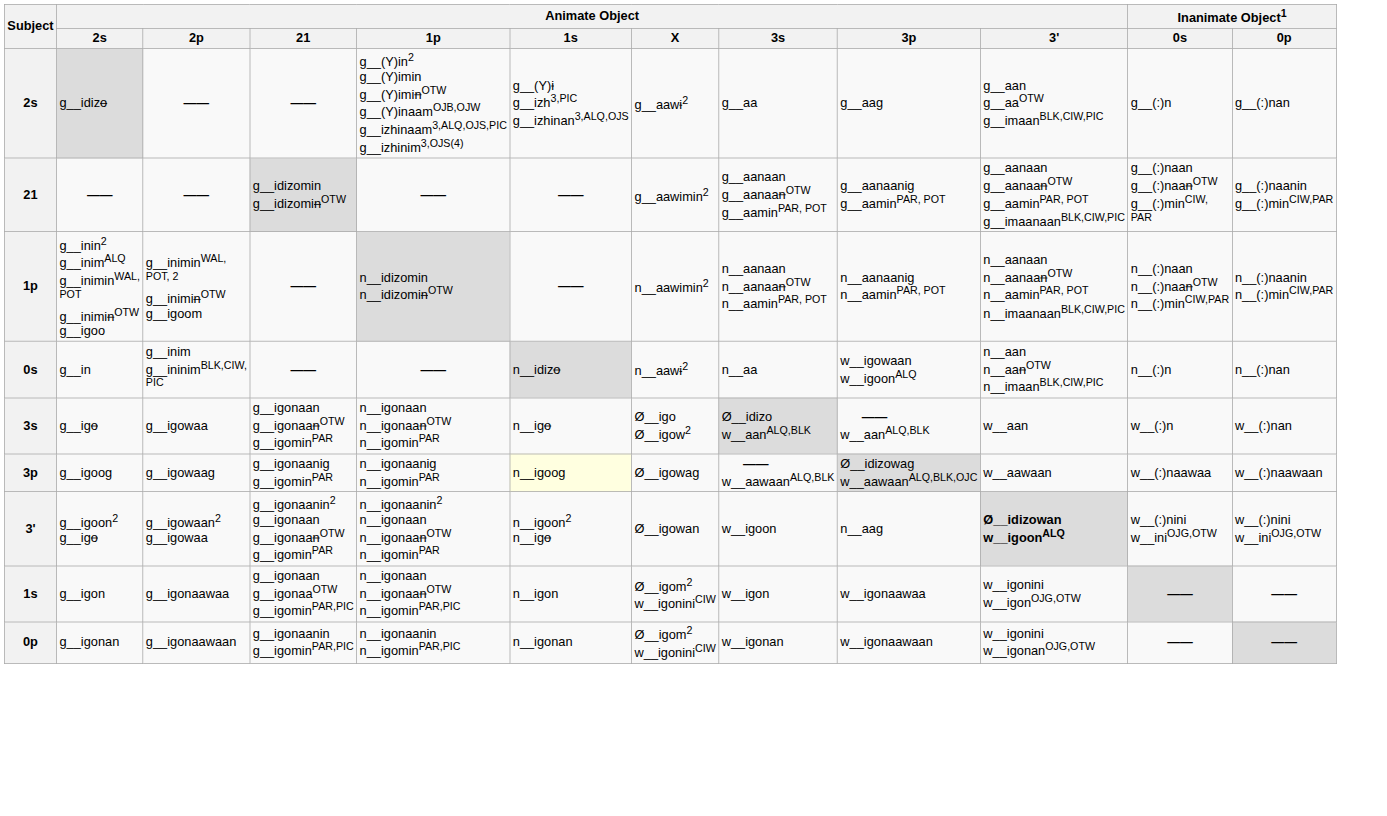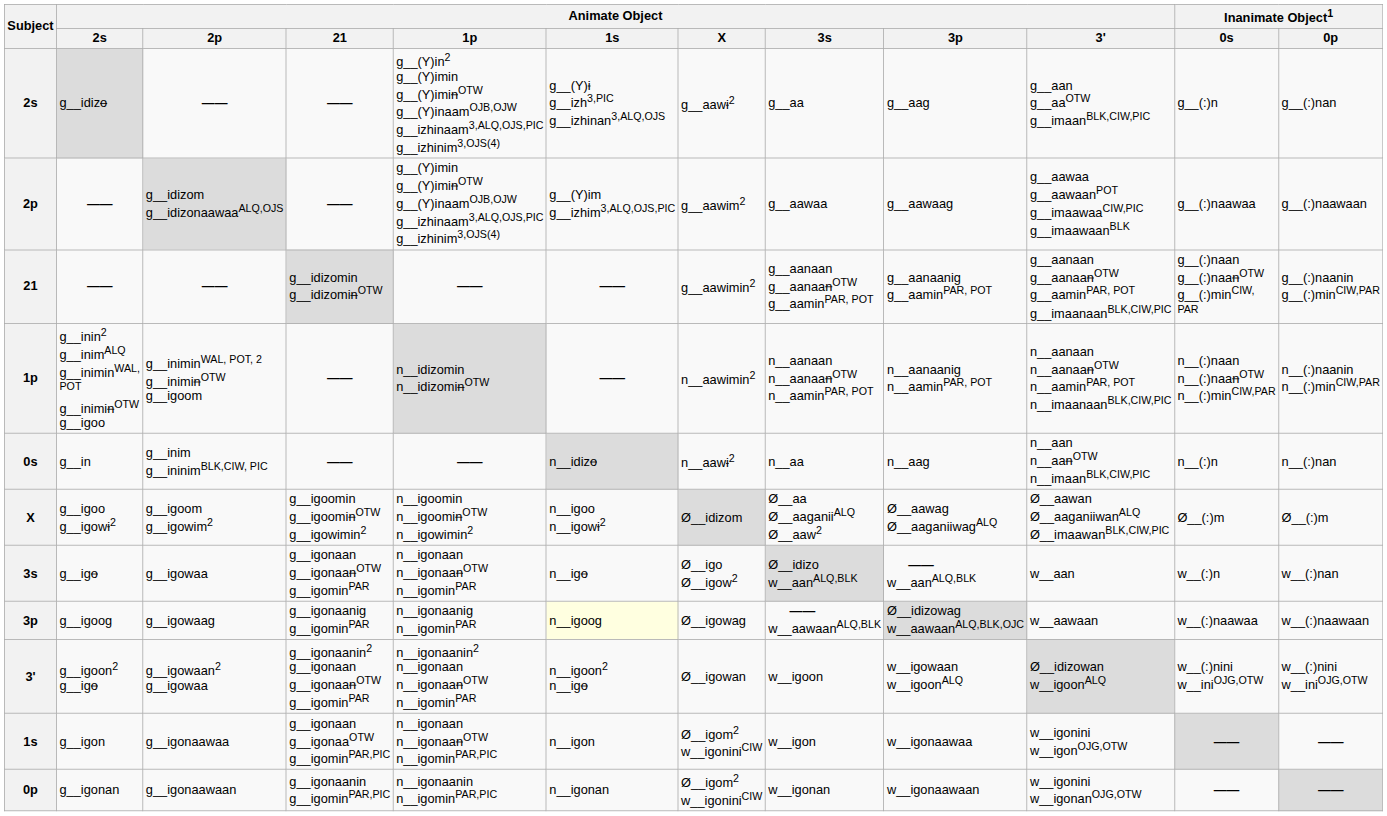+ row: (100, 204)
(878, 369) w__igowaan w__igoonALQ -> (908, 461) n__aag
+ row: (88, 517)
(862, 528) n__aag -> (925, 676) w__igowaan w__igoonALQ
(1024, 528) bold -> (1068, 676) normal
